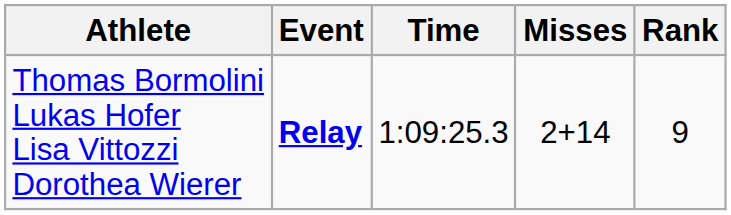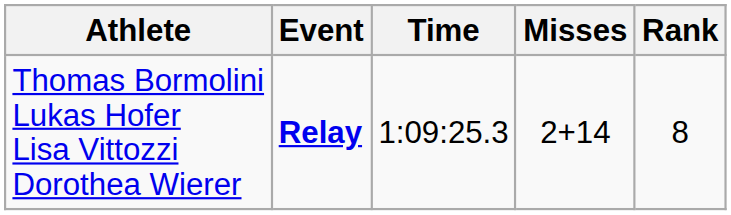(680, 132) 9 -> (680, 132) 8
